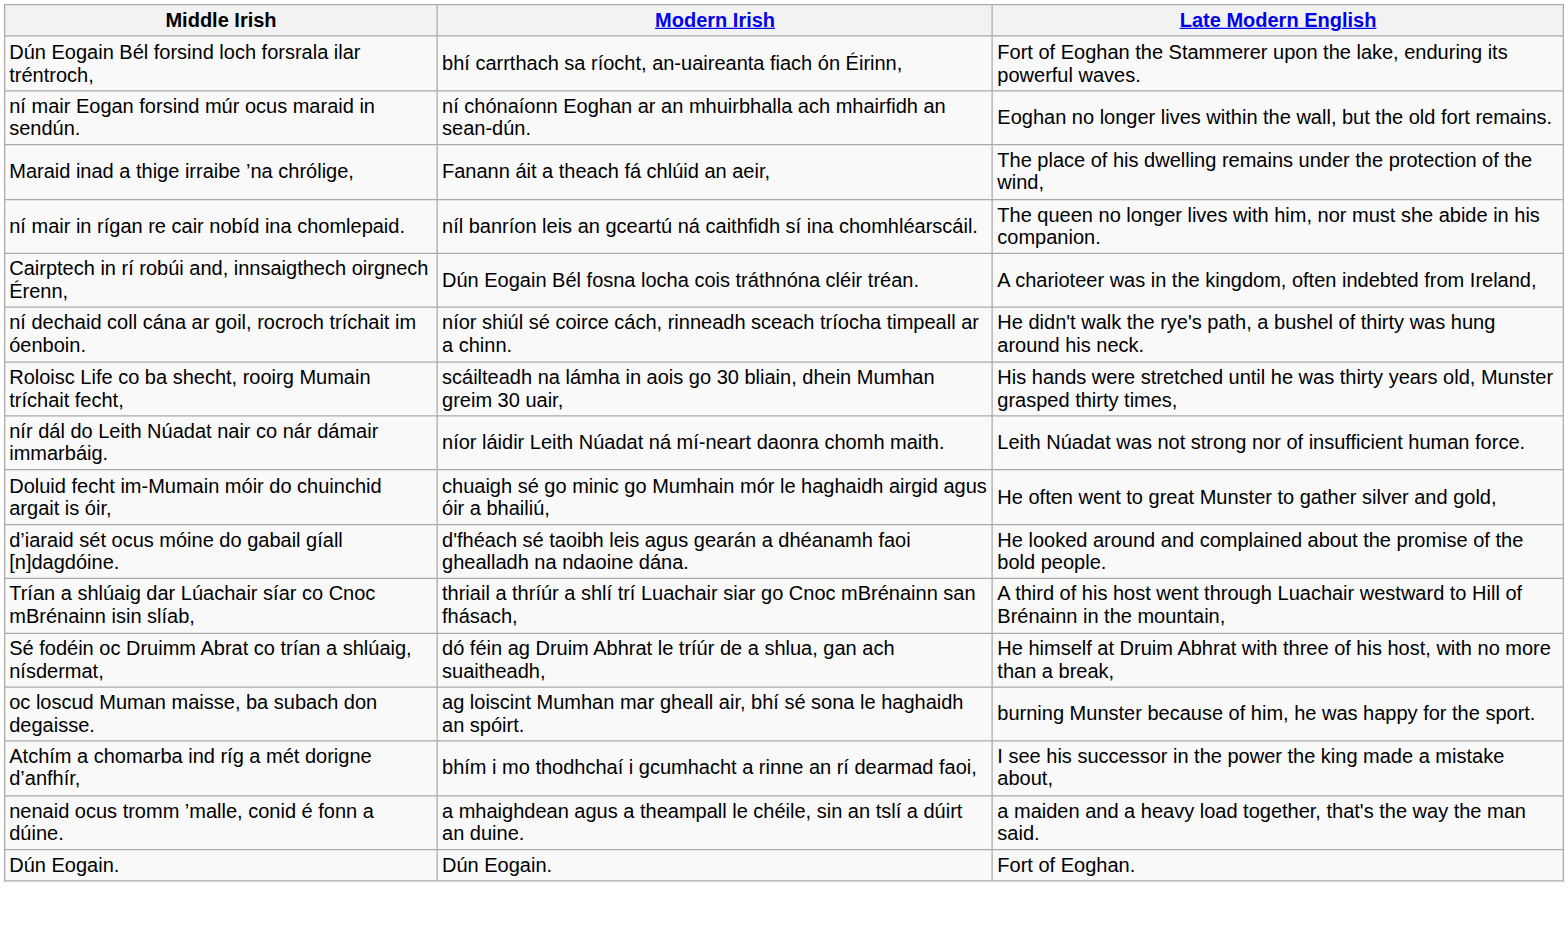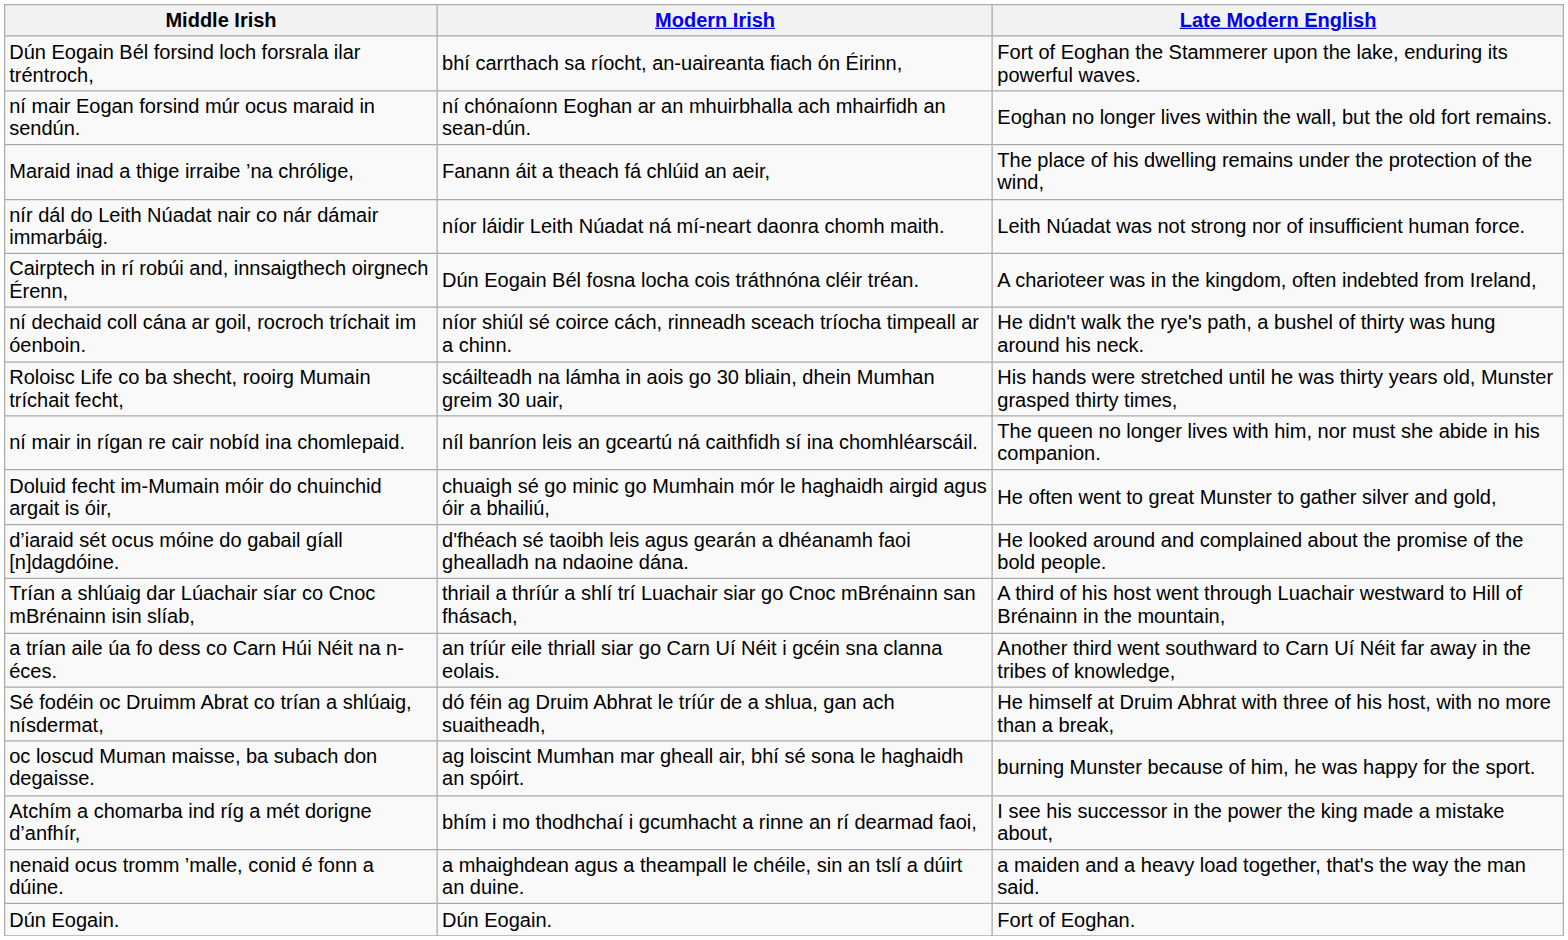rows swapped: (207, 225) <-> (194, 442)
+ row: (207, 659)
